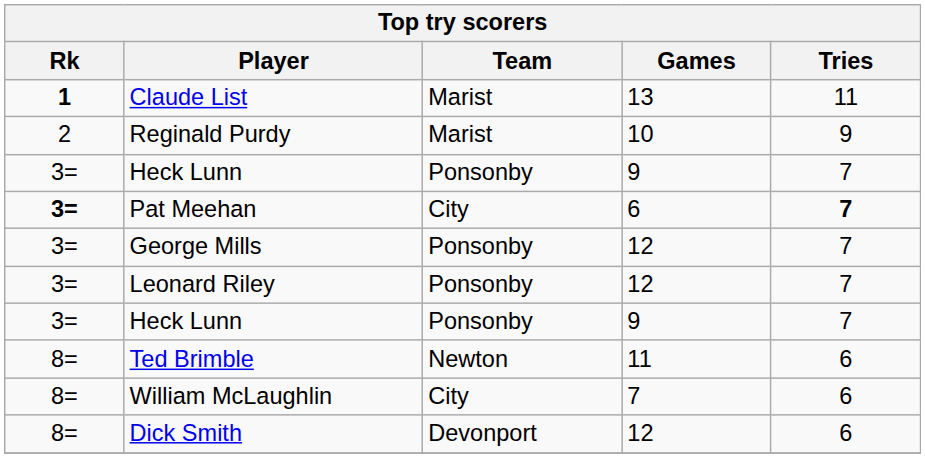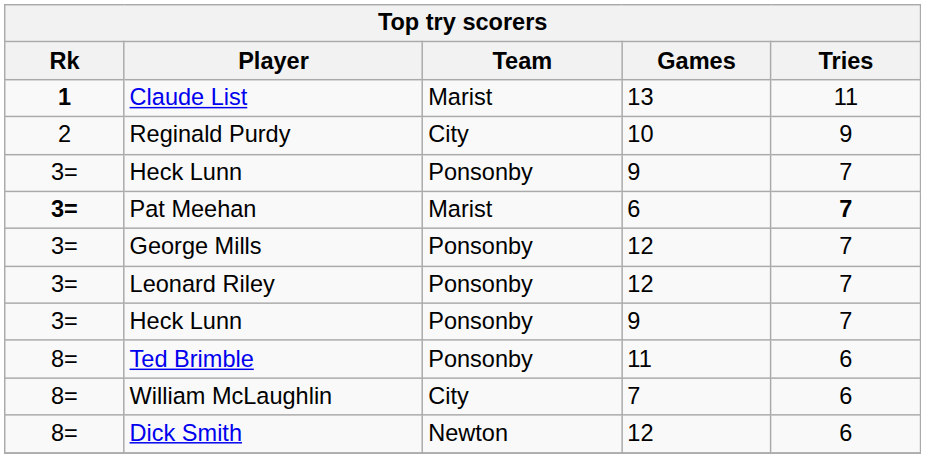(460, 135) Marist -> (448, 135) City
(448, 209) City -> (460, 209) Marist
(468, 358) Newton -> (481, 358) Ponsonby
(482, 433) Devonport -> (468, 433) Newton
